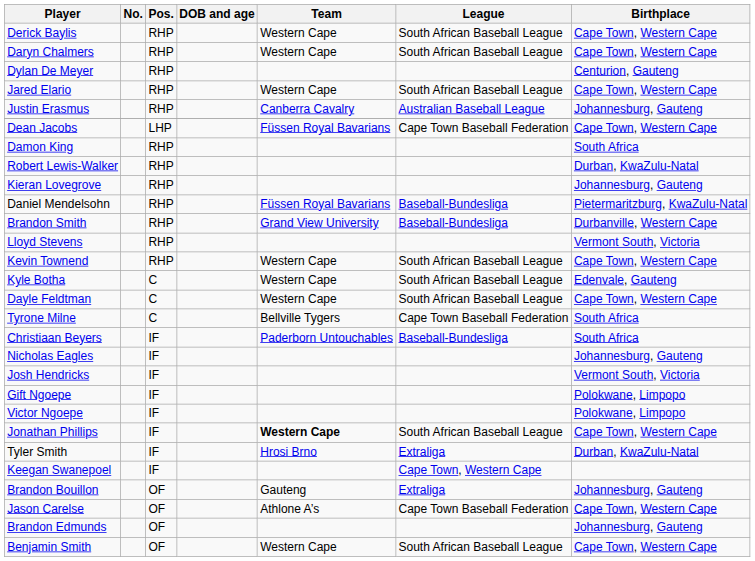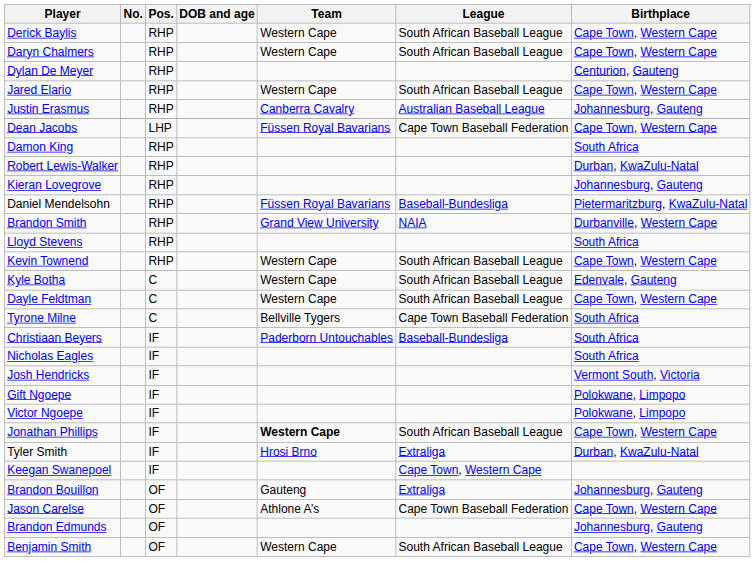(453, 223) Baseball-Bundesliga -> (413, 223) NAIA
(637, 242) Vermont South, Victoria -> (606, 242) South Africa
(638, 356) Johannesburg, Gauteng -> (606, 356) South Africa
